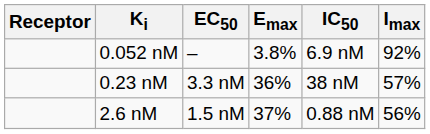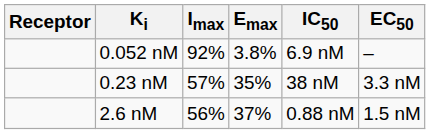columns swapped: (216, 21) <-> (402, 21)
(272, 83) 36% -> (252, 83) 35%
